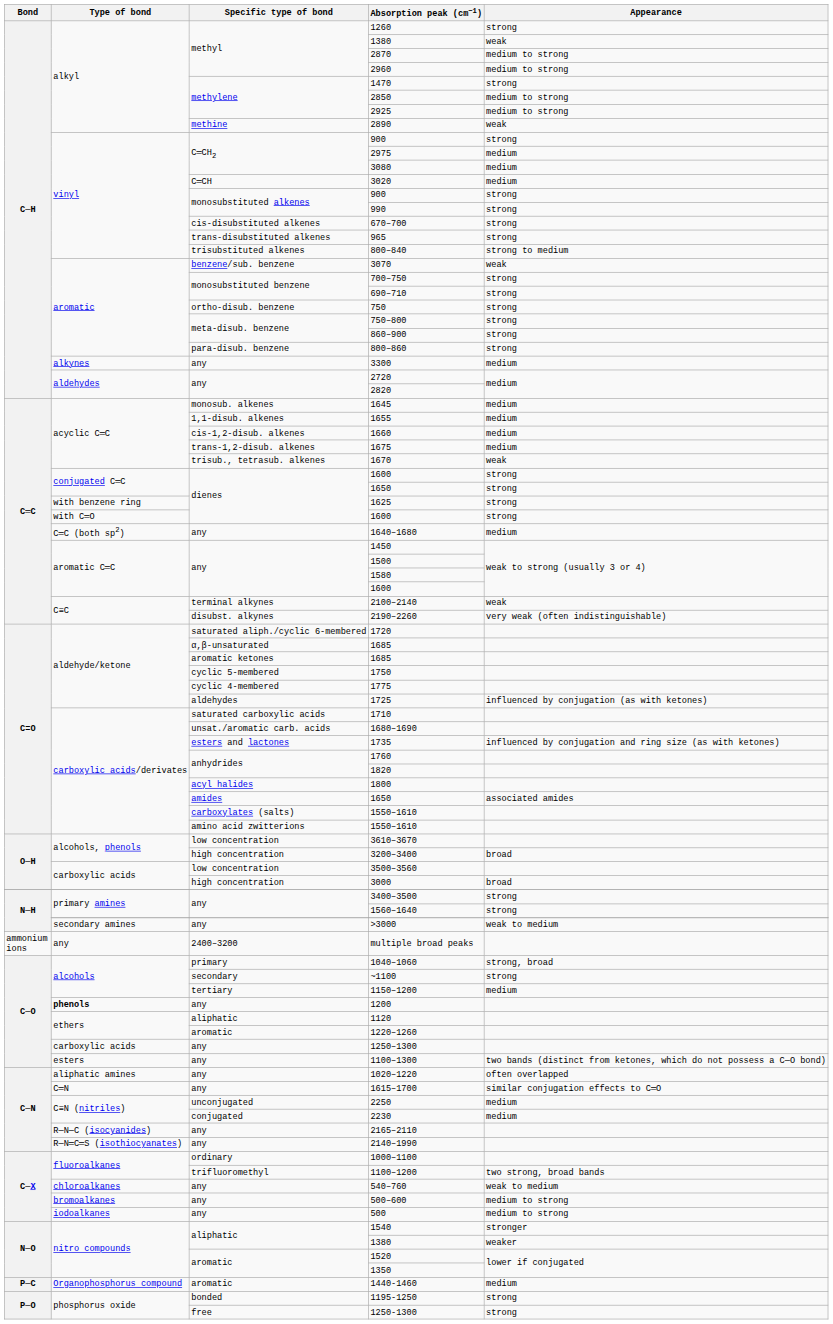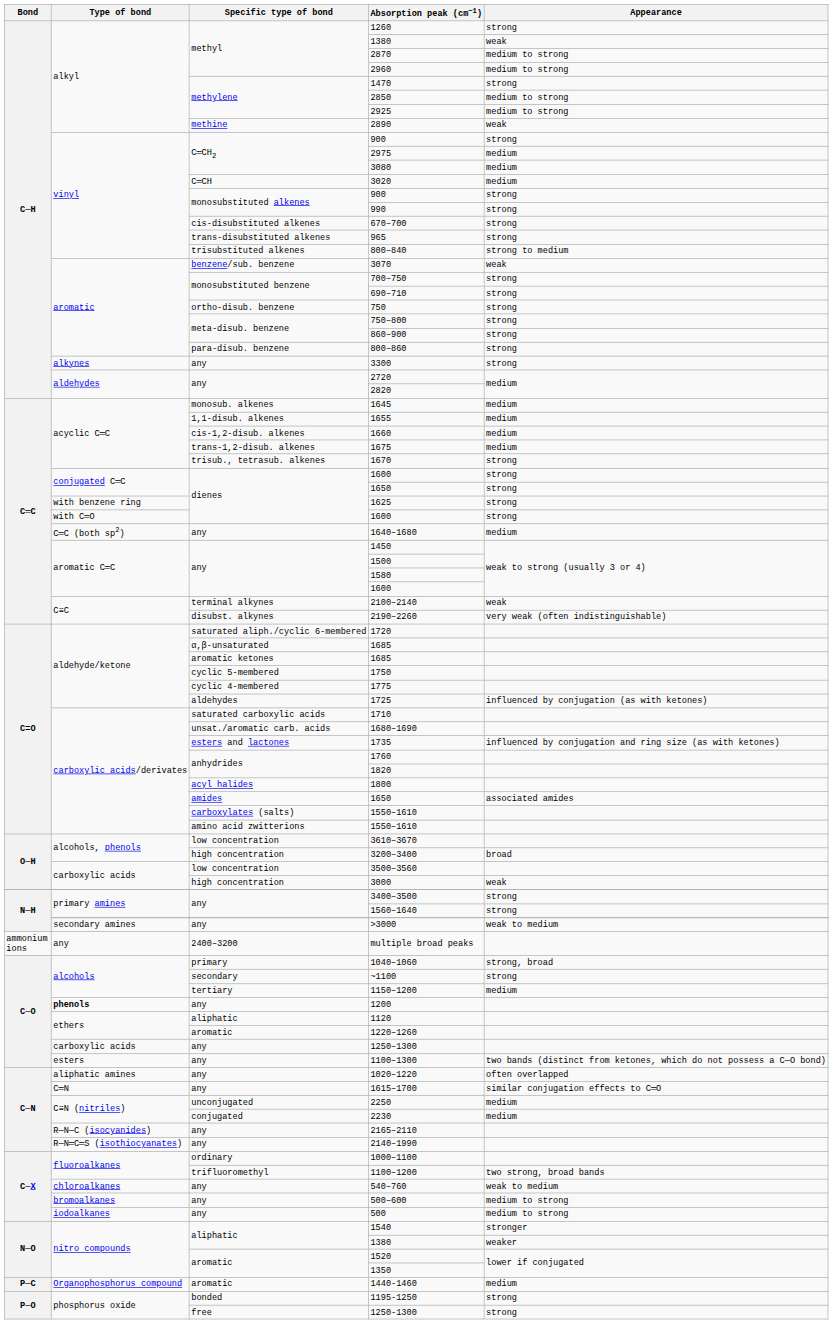(502, 363) medium -> (502, 363) strong
(496, 461) weak -> (502, 461) strong
(499, 883) broad -> (496, 883) weak
